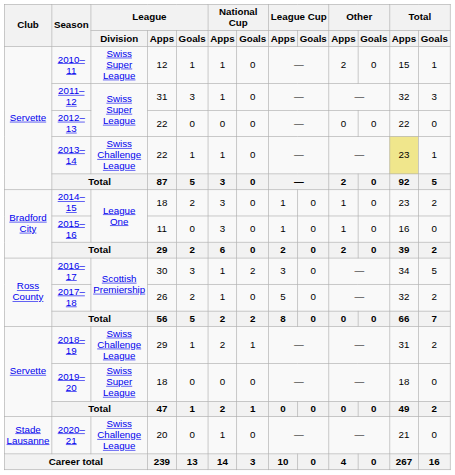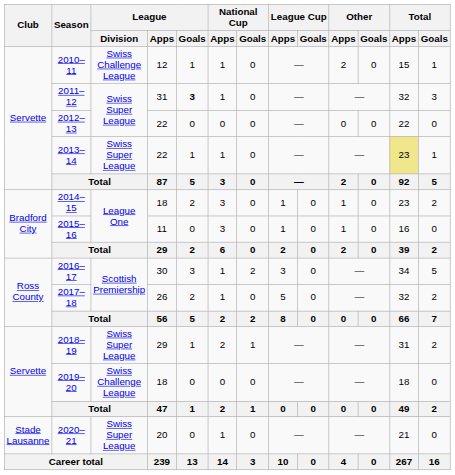(119, 65) Swiss Super League -> (119, 65) Swiss Challenge League
(192, 97) normal -> (192, 97) bold
(119, 155) Swiss Challenge League -> (119, 155) Swiss Super League
(119, 345) Swiss Challenge League -> (119, 345) Swiss Super League
(119, 382) Swiss Super League -> (119, 382) Swiss Challenge League
(119, 435) Swiss Challenge League -> (119, 435) Swiss Super League
